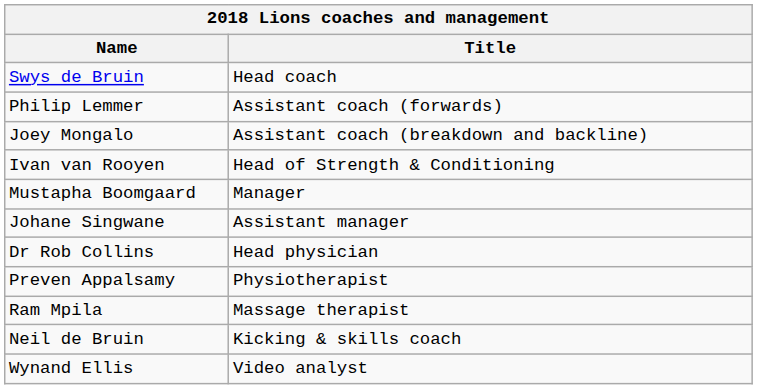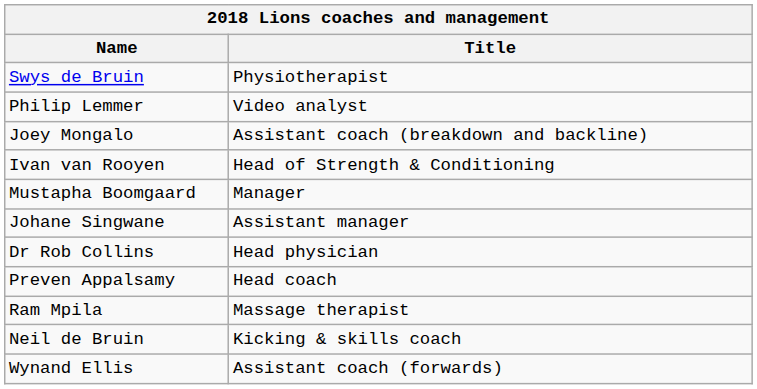(285, 77) Head coach -> (311, 77) Physiotherapist
(368, 106) Assistant coach (forwards) -> (300, 106) Video analyst
(311, 281) Physiotherapist -> (285, 281) Head coach
(300, 368) Video analyst -> (368, 368) Assistant coach (forwards)
